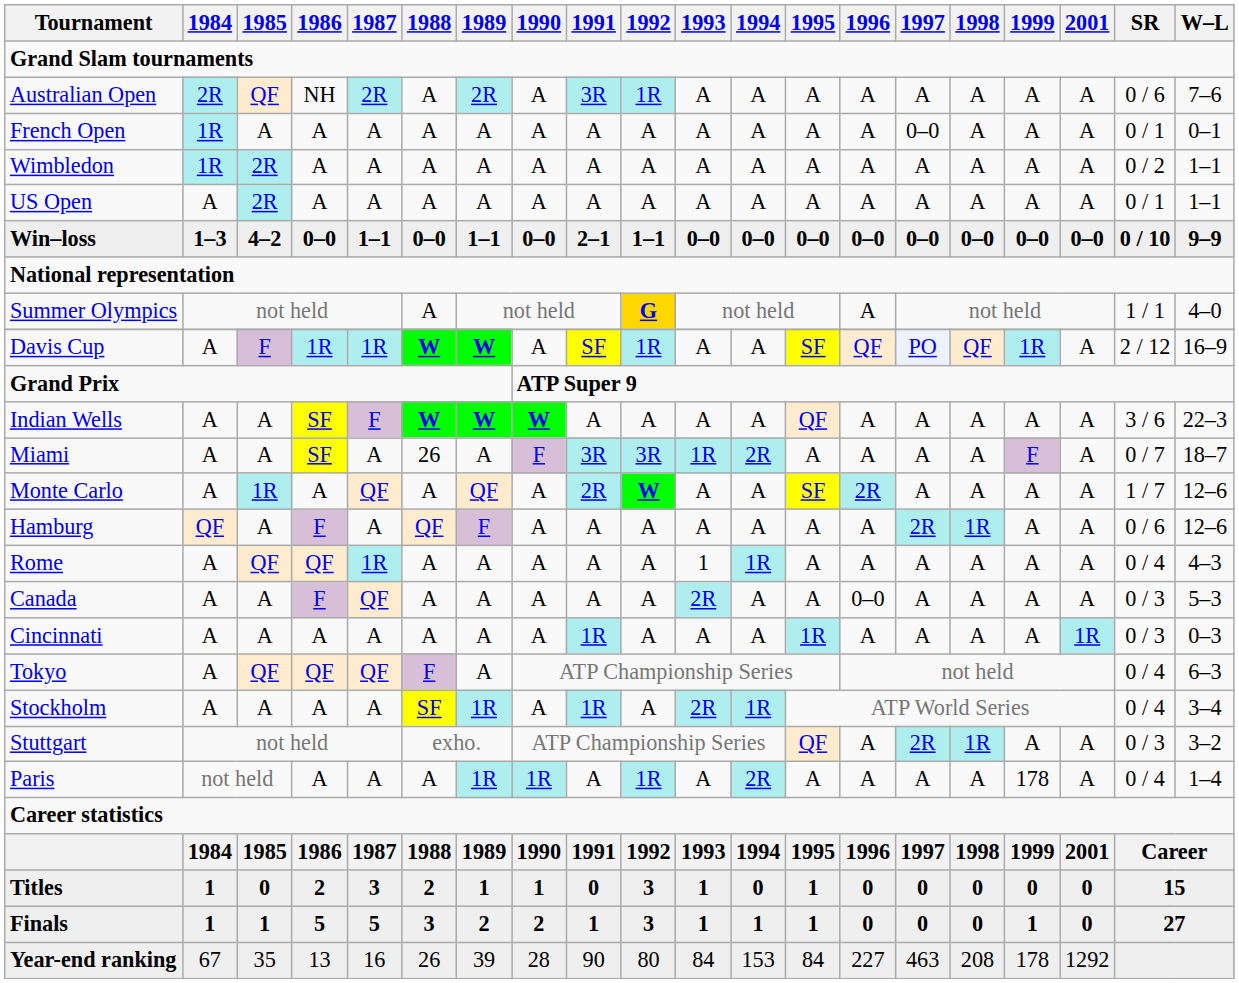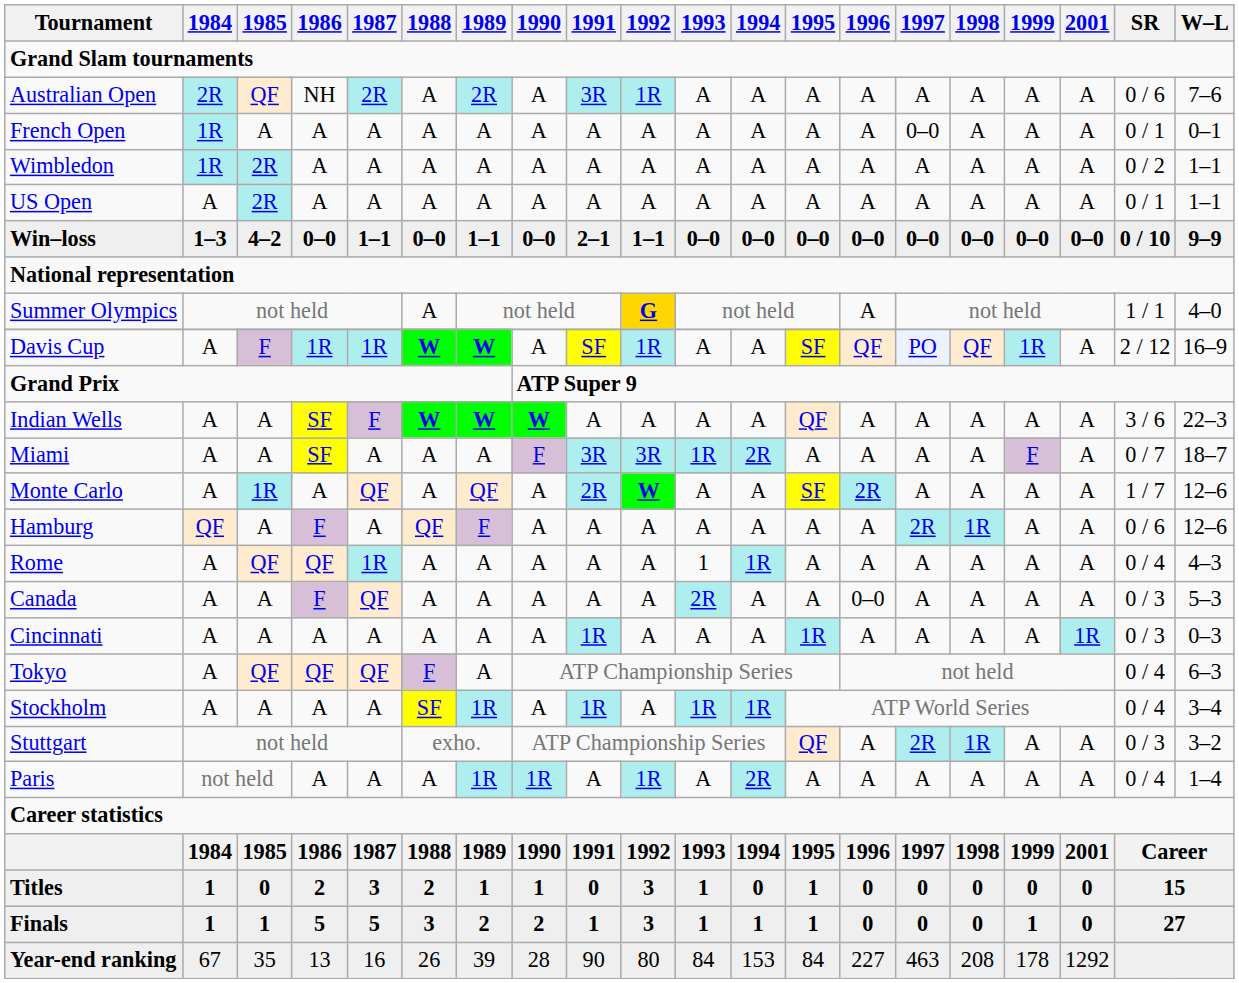(429, 454) 26 -> (429, 454) A
(703, 707) 2R -> (703, 707) 1R
(1032, 779) 178 -> (1032, 779) A
